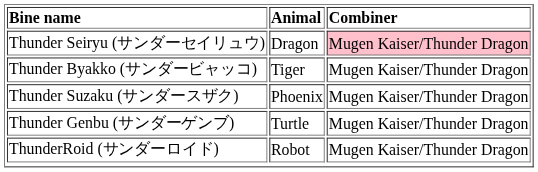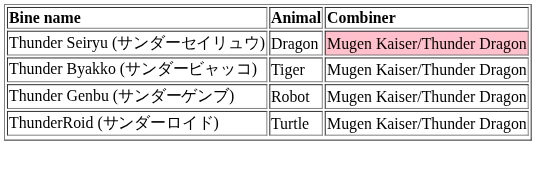- row: (124, 96)
(290, 123) Turtle -> (290, 96) Robot
(290, 150) Robot -> (290, 123) Turtle
